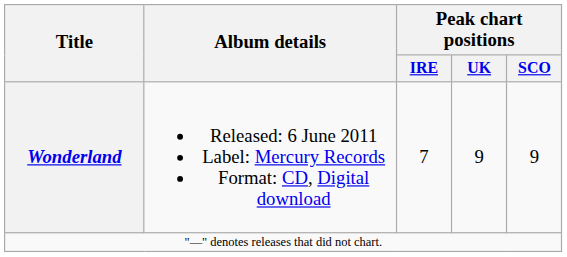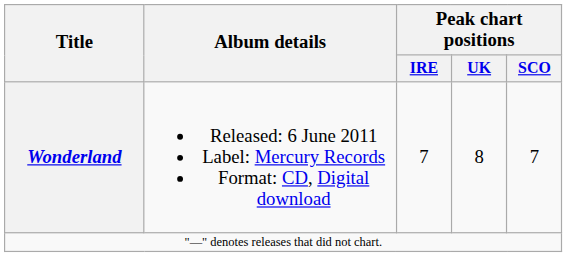(479, 157) 9 -> (479, 157) 8
(534, 157) 9 -> (534, 157) 7
